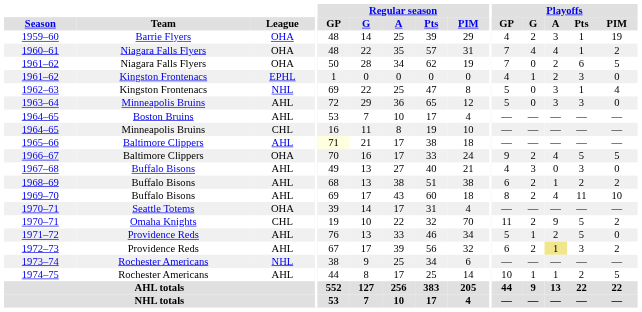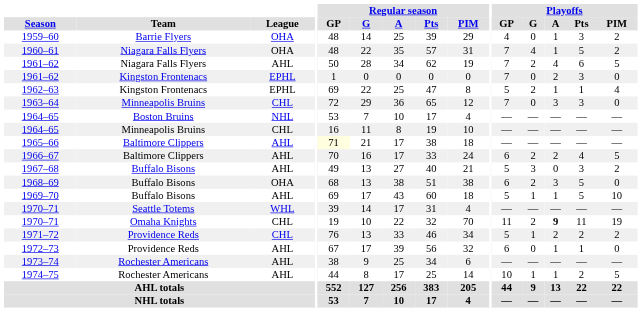(533, 37) 2 -> (533, 37) 0
(556, 37) 3 -> (556, 37) 1
(581, 37) 1 -> (581, 37) 3
(617, 37) 19 -> (617, 37) 2
(556, 50) 4 -> (556, 50) 1
(581, 50) 1 -> (581, 50) 5
(282, 63) OHA -> (282, 63) AHL
(533, 63) 0 -> (533, 63) 2
(556, 63) 2 -> (556, 63) 4
(507, 76) 4 -> (507, 76) 7
(533, 76) 1 -> (533, 76) 0
(282, 89) NHL -> (282, 89) EPHL
(533, 89) 0 -> (533, 89) 2
(556, 89) 3 -> (556, 89) 1
(282, 103) AHL -> (282, 103) CHL
(507, 103) 5 -> (507, 103) 7
(282, 116) AHL -> (282, 116) NHL
(282, 155) OHA -> (282, 155) AHL
(507, 155) 9 -> (507, 155) 6
(556, 155) 4 -> (556, 155) 2
(581, 155) 5 -> (581, 155) 4
(507, 169) 4 -> (507, 169) 5
(617, 169) 0 -> (617, 169) 2
(282, 182) AHL -> (282, 182) OHA
(556, 182) 1 -> (556, 182) 3
(581, 182) 2 -> (581, 182) 5
(617, 182) 2 -> (617, 182) 0
(507, 195) 8 -> (507, 195) 5
(533, 195) 2 -> (533, 195) 1
(556, 195) 4 -> (556, 195) 1
(581, 195) 11 -> (581, 195) 5
(282, 208) OHA -> (282, 208) WHL
(556, 221) normal -> (556, 221) bold
(581, 221) 5 -> (581, 221) 11
(617, 221) 2 -> (617, 221) 19
(282, 235) AHL -> (282, 235) CHL
(581, 235) 5 -> (581, 235) 2
(617, 235) 0 -> (617, 235) 2
(533, 248) 2 -> (533, 248) 0
(556, 248) khaki background -> (556, 248) no background
(581, 248) 3 -> (581, 248) 1
(617, 248) 2 -> (617, 248) 0
(282, 261) NHL -> (282, 261) AHL
